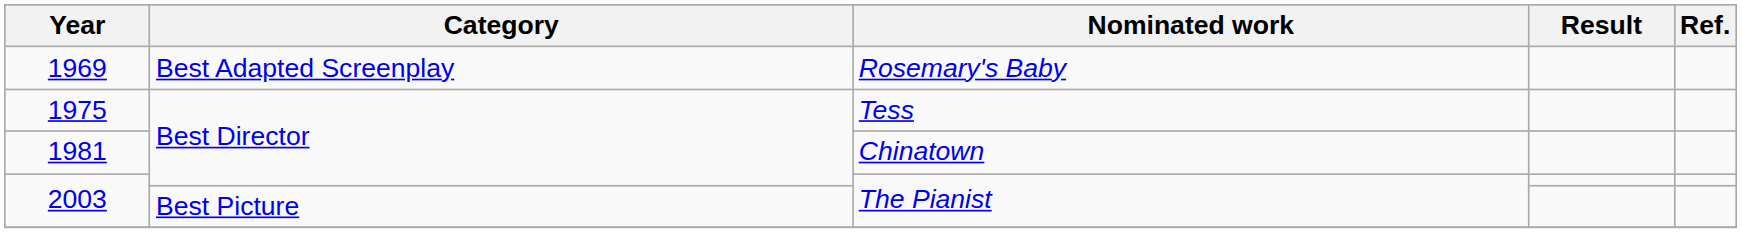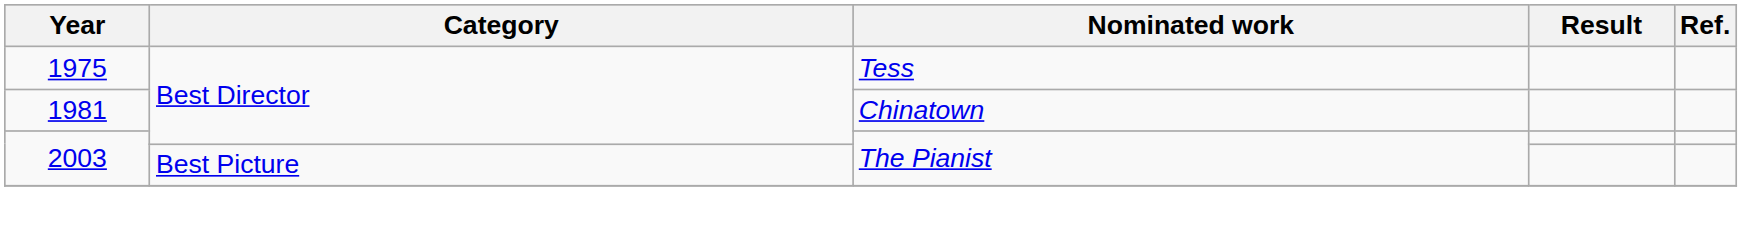- row: (77, 67)
